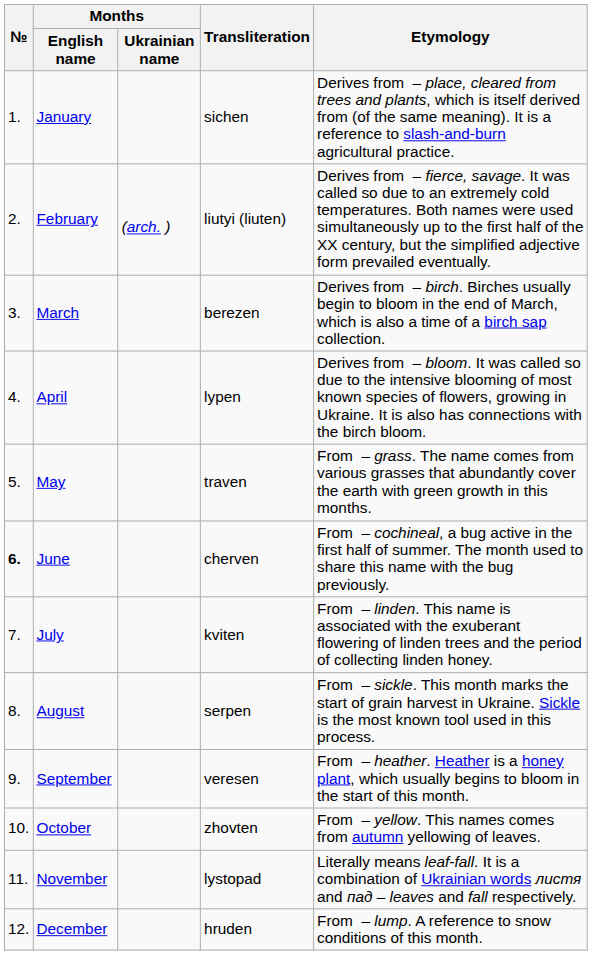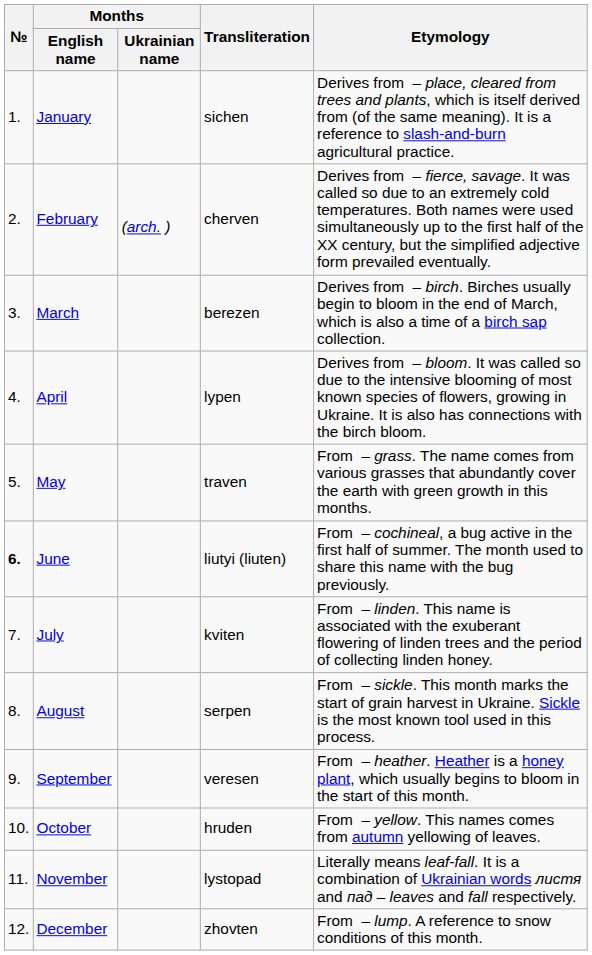(245, 219) liutyi (liuten) -> (231, 219) cherven
(231, 558) cherven -> (245, 558) liutyi (liuten)
(231, 828) zhovten -> (228, 828) hruden
(228, 929) hruden -> (231, 929) zhovten
